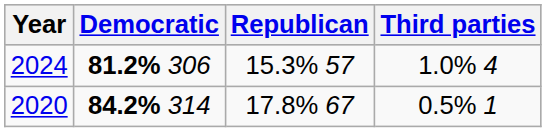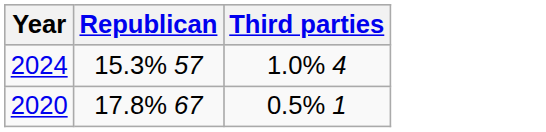- column: (149, 24)
